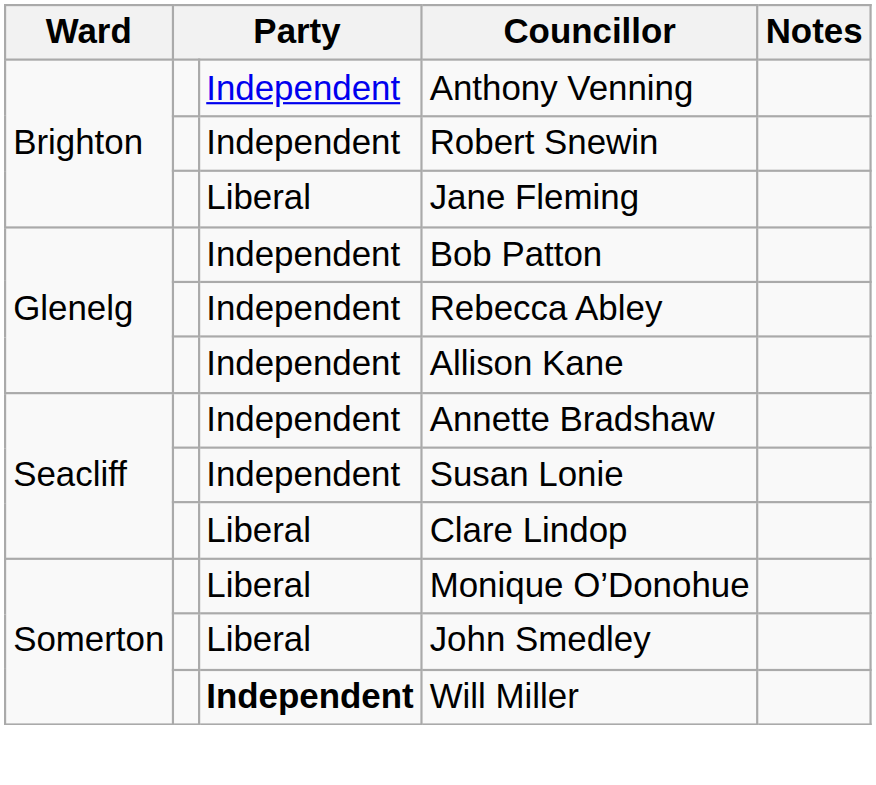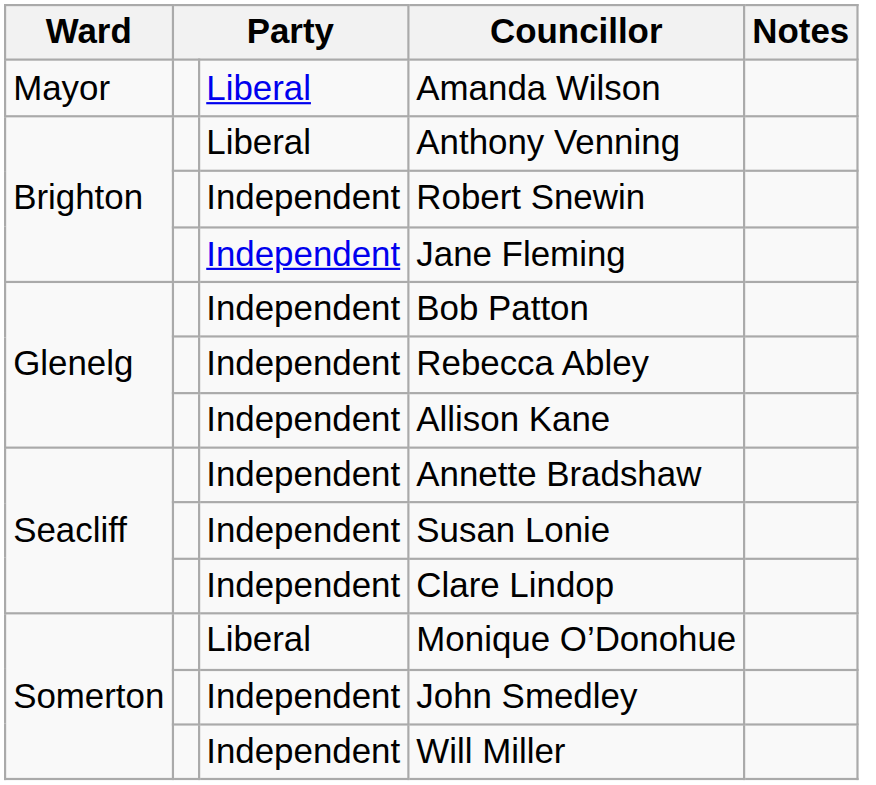+ row: (538, 87)
(303, 87) Independent -> (259, 142) Liberal
(259, 198) Liberal -> (303, 253) Independent
(259, 530) Liberal -> (303, 585) Independent
(259, 640) Liberal -> (303, 695) Independent
(310, 695) bold -> (303, 751) normal
